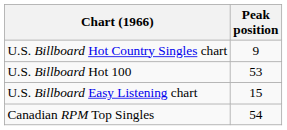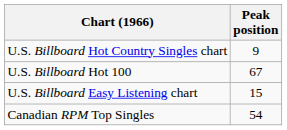(256, 72) 53 -> (256, 72) 67
